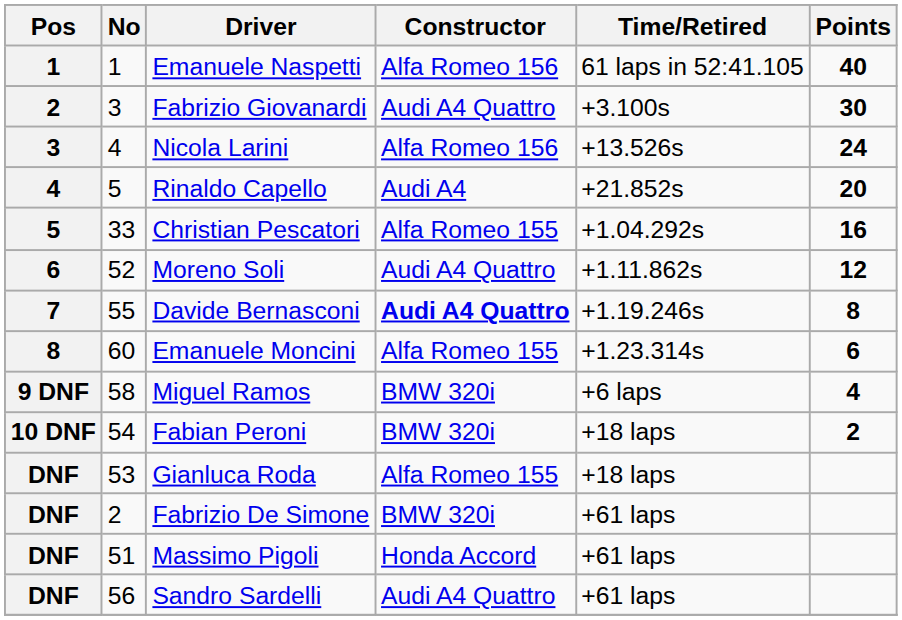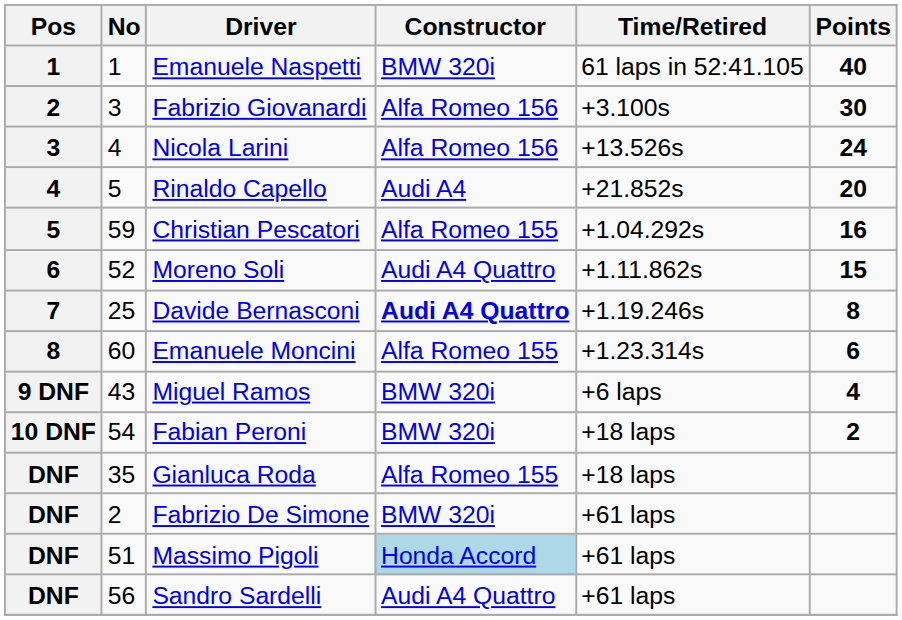(470, 66) Alfa Romeo 156 -> (438, 66) BMW 320i
(468, 107) Audi A4 Quattro -> (470, 107) Alfa Romeo 156
(121, 229) 33 -> (121, 229) 59
(853, 269) 12 -> (853, 269) 15
(121, 310) 55 -> (121, 310) 25
(121, 392) 58 -> (121, 392) 43
(121, 473) 53 -> (121, 473) 35
(459, 554) no background -> (459, 554) lightblue background
